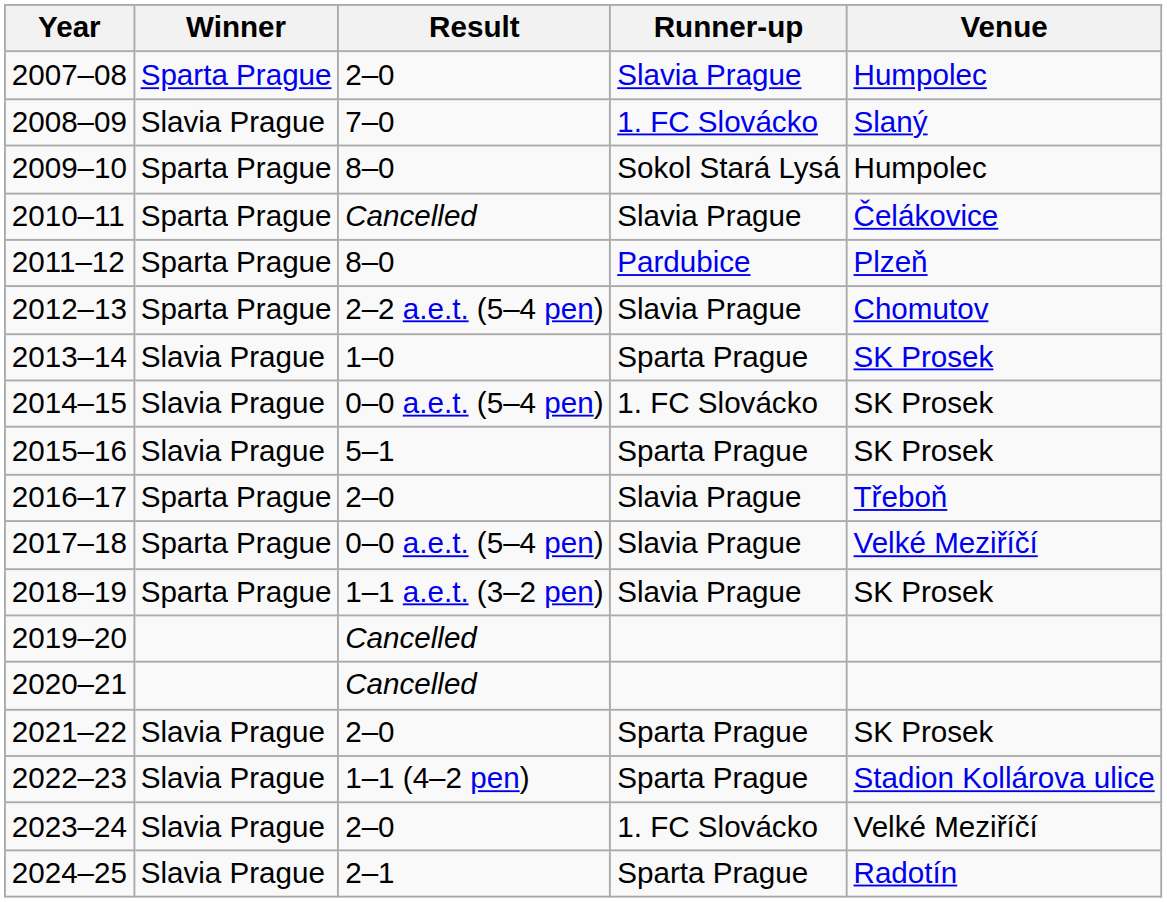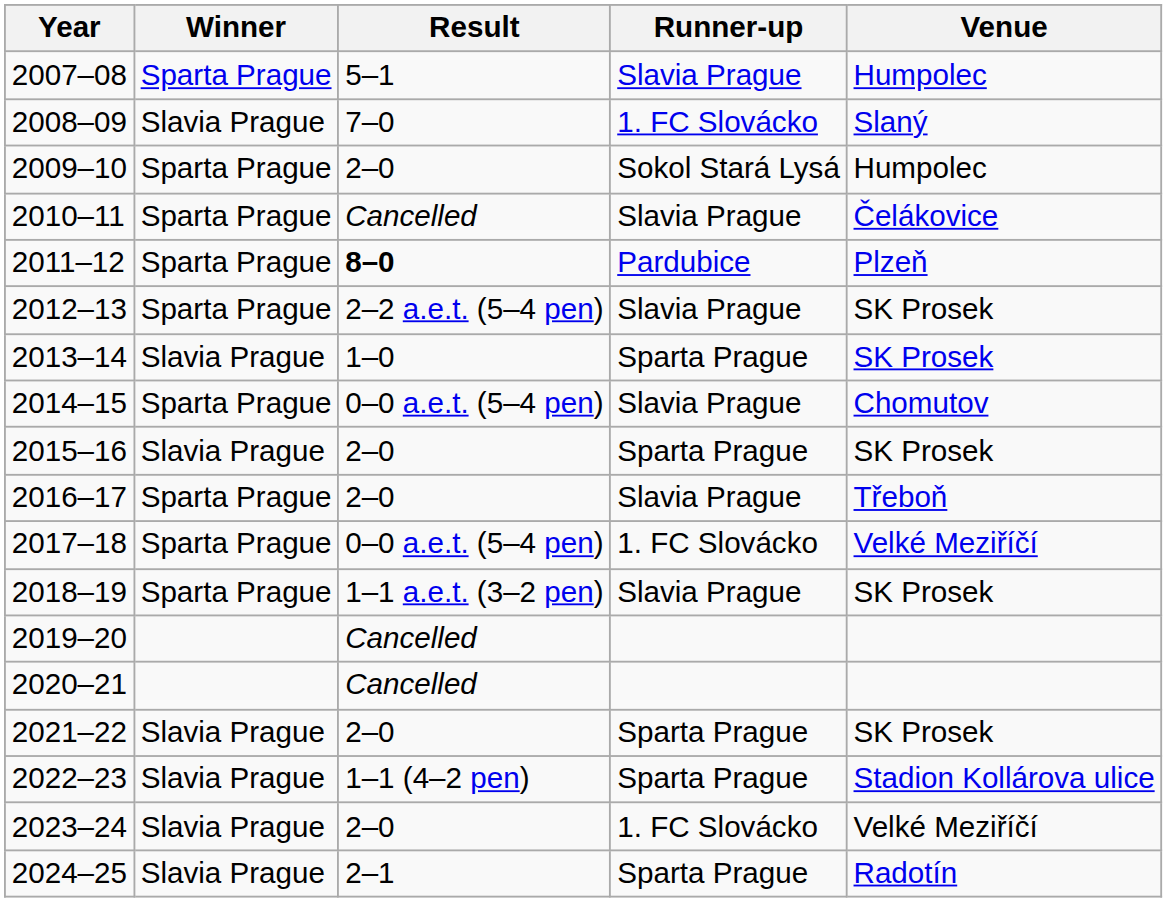(370, 74) 2–0 -> (370, 74) 5–1
(370, 168) 8–0 -> (370, 168) 2–0
(370, 262) normal -> (370, 262) bold
(921, 309) Chomutov -> (923, 309) SK Prosek
(233, 403) Slavia Prague -> (236, 403) Sparta Prague
(718, 403) 1. FC Slovácko -> (709, 403) Slavia Prague
(923, 403) SK Prosek -> (921, 403) Chomutov
(370, 450) 5–1 -> (370, 450) 2–0
(709, 544) Slavia Prague -> (718, 544) 1. FC Slovácko
